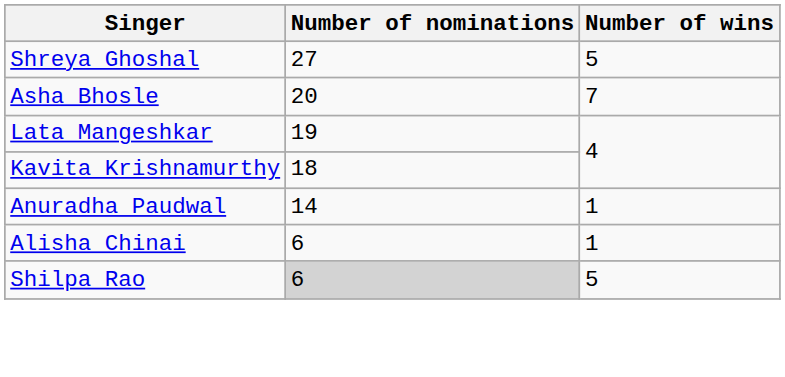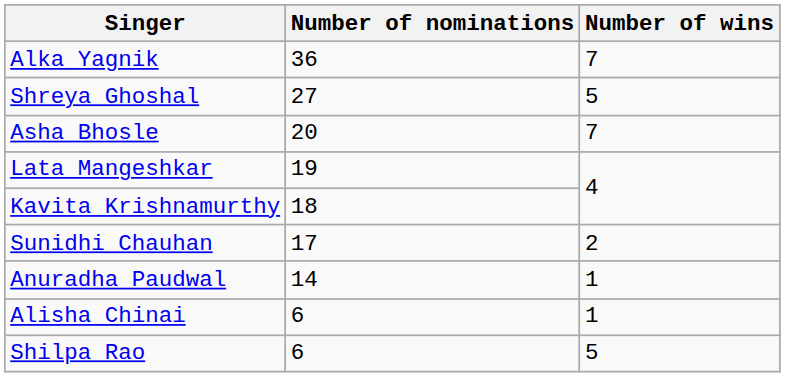+ row: (84, 60)
+ row: (111, 243)
(298, 280) lightgrey background -> (298, 353) no background
